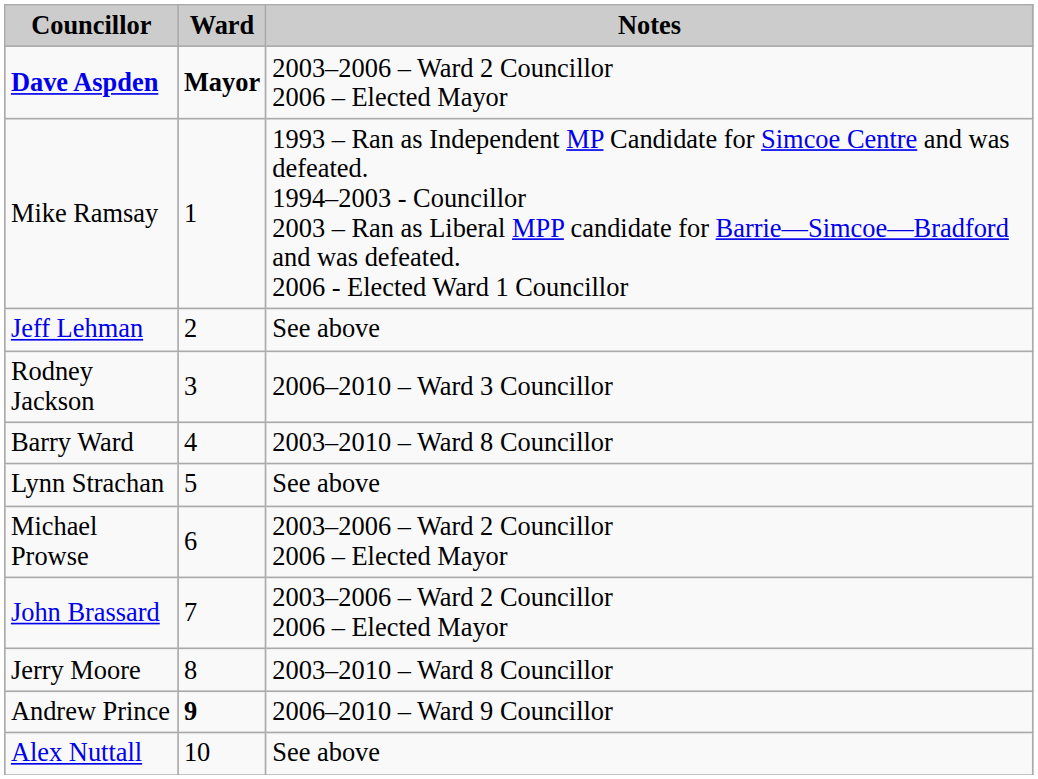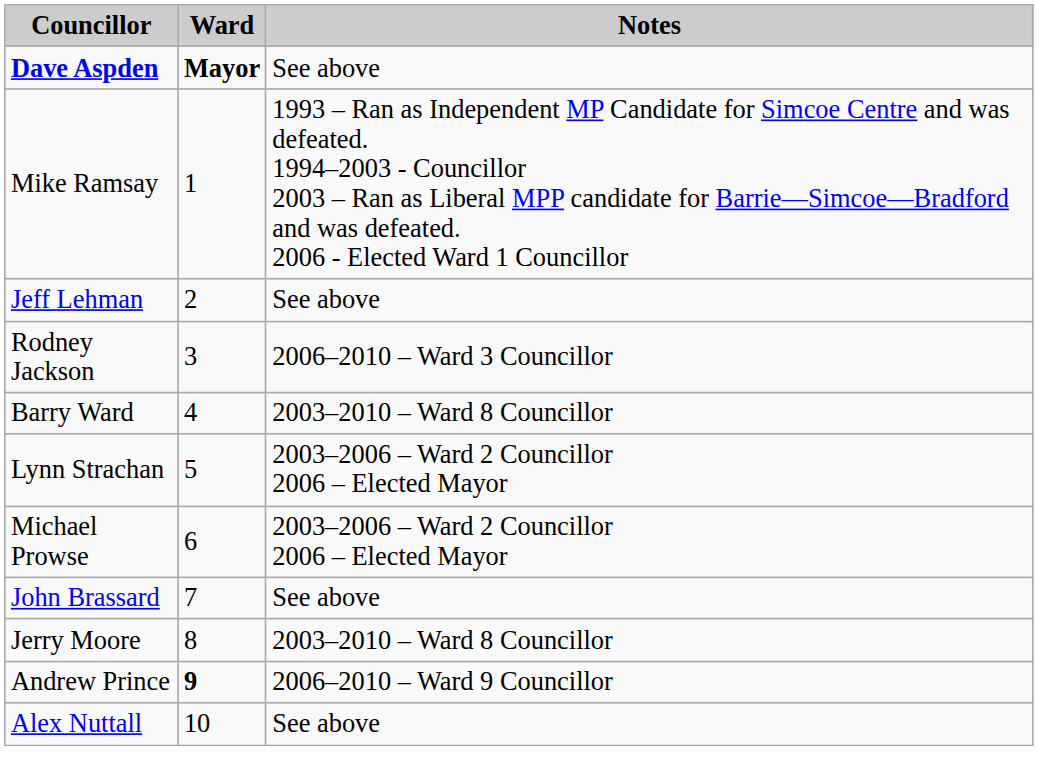(443, 82) 2003–2006 – Ward 2 Councillor 2006 – Elected Mayor -> (326, 67) See above
(326, 484) See above -> (443, 469) 2003–2006 – Ward 2 Councillor 2006 – Elected Mayor
(443, 612) 2003–2006 – Ward 2 Councillor 2006 – Elected Mayor -> (326, 597) See above
